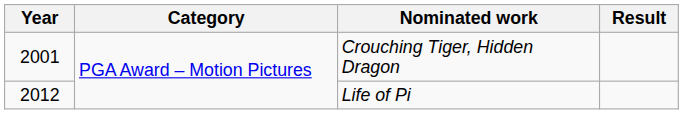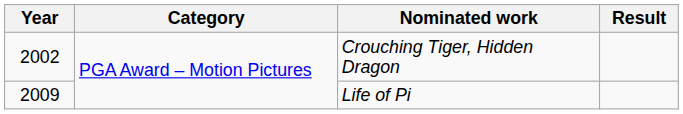(40, 56) 2001 -> (40, 56) 2002
(40, 94) 2012 -> (40, 94) 2009
